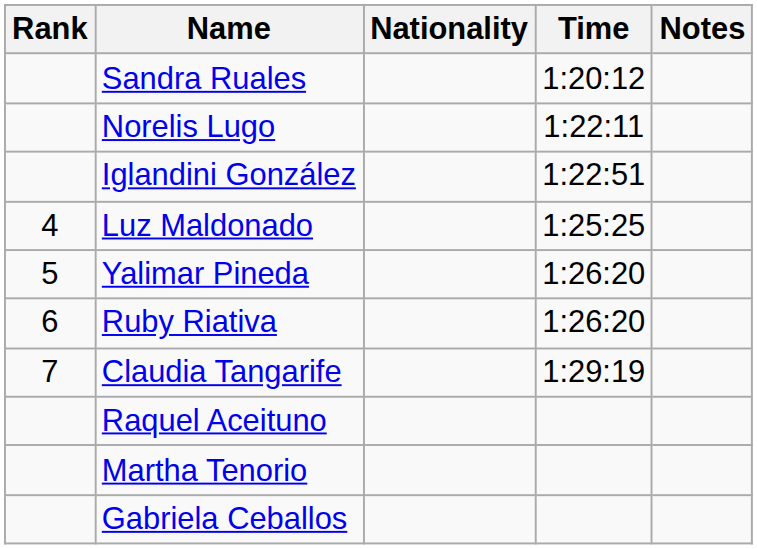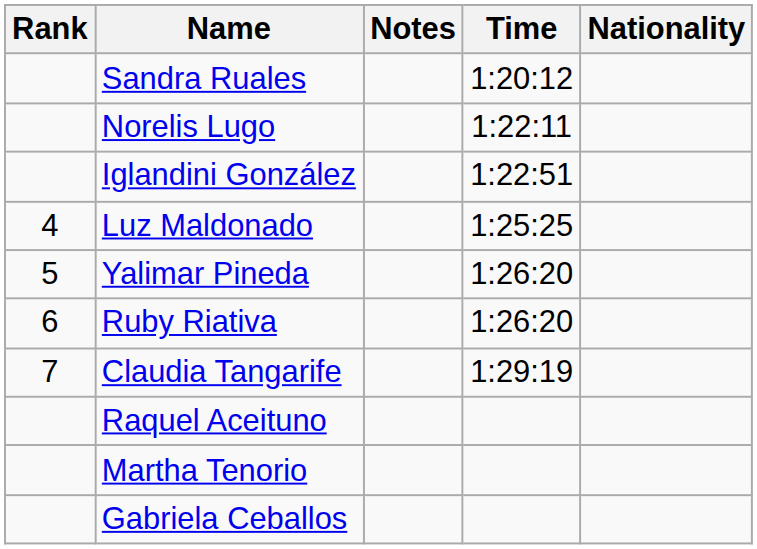columns swapped: (449, 28) <-> (702, 28)
